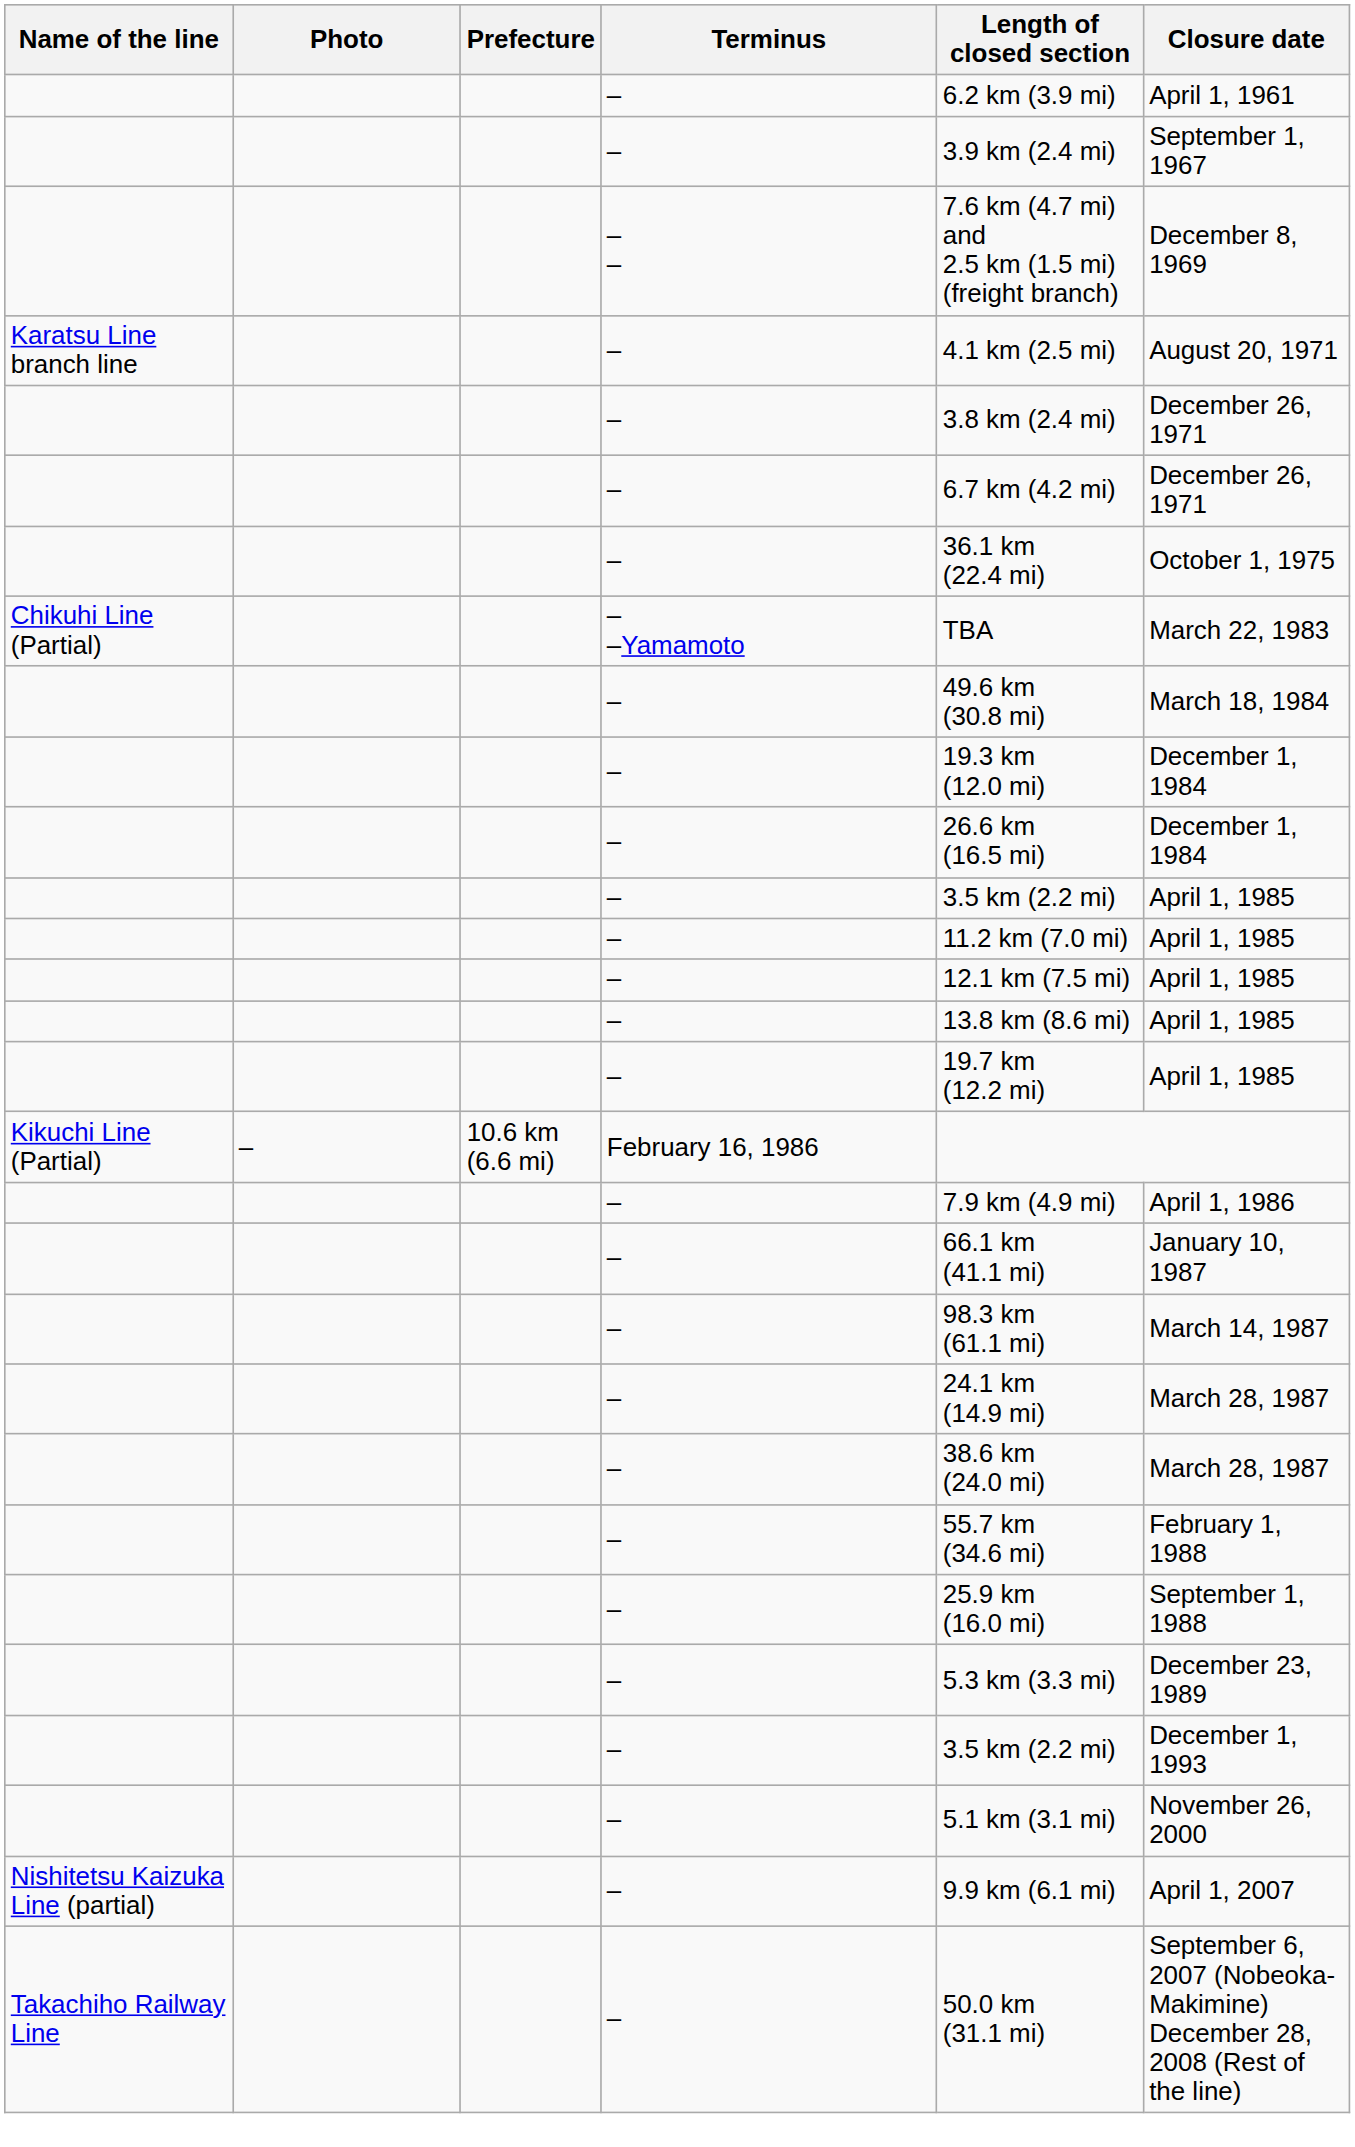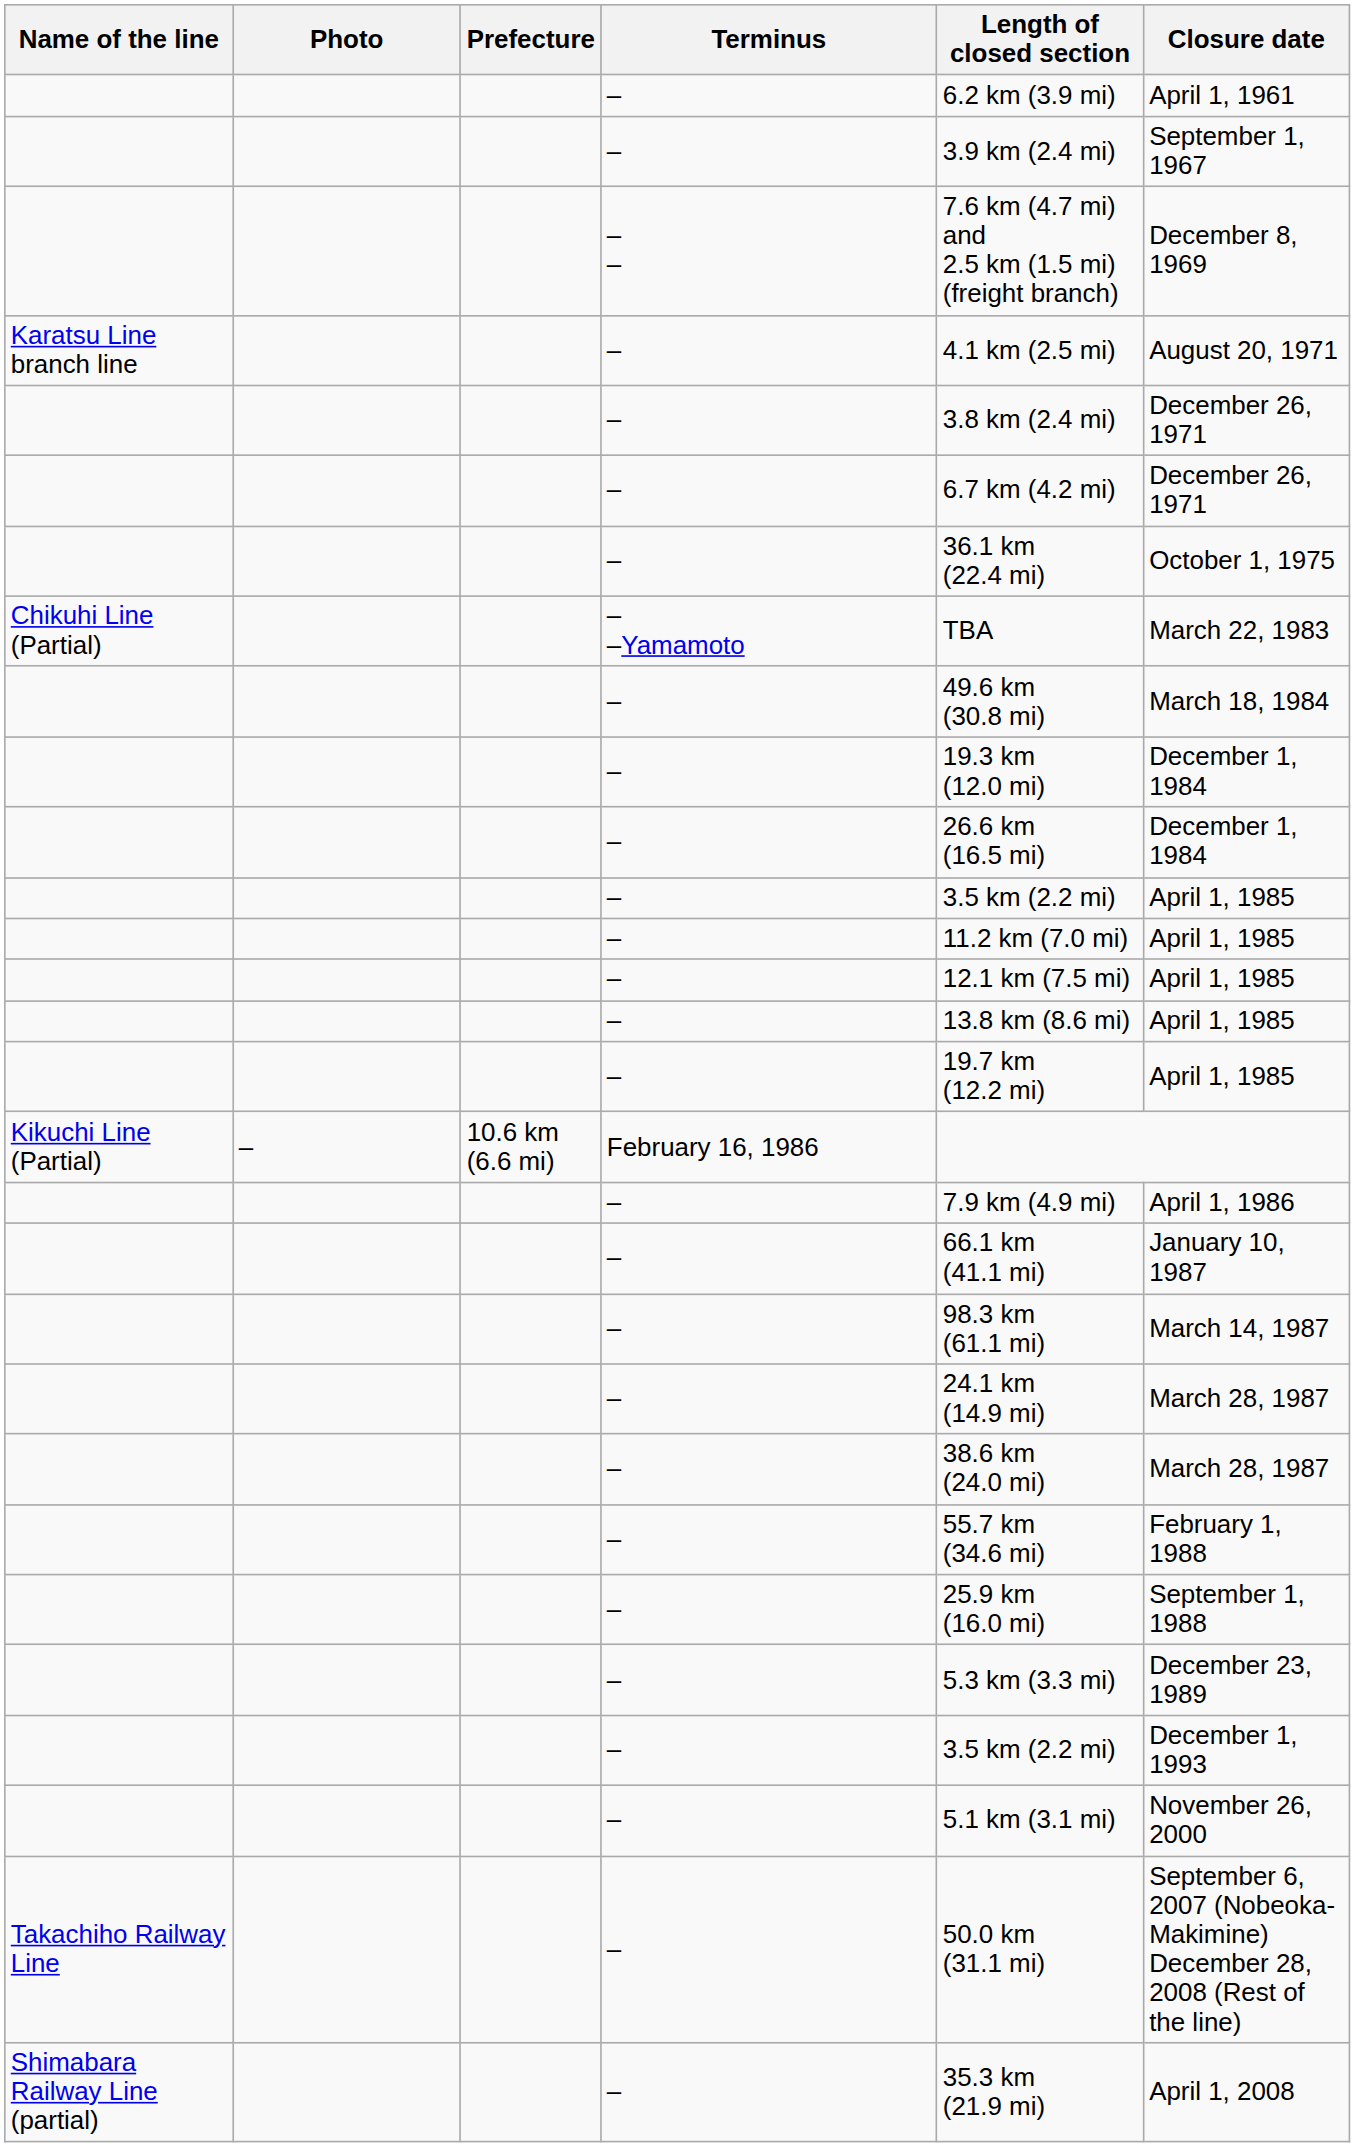- row: (117, 1890)
+ row: (84, 2091)
